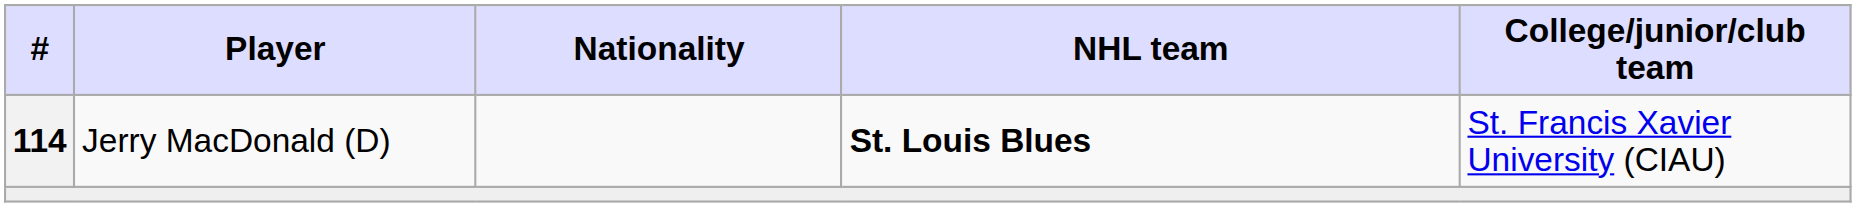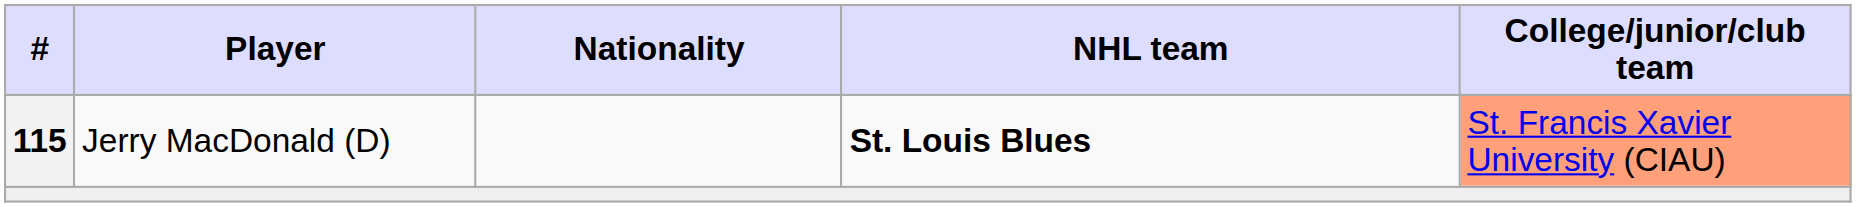(40, 140) 114 -> (40, 140) 115
(1599, 140) no background -> (1599, 140) lightsalmon background
